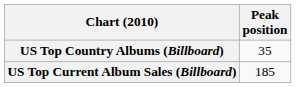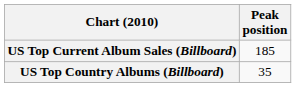rows swapped: (122, 51) <-> (122, 72)
